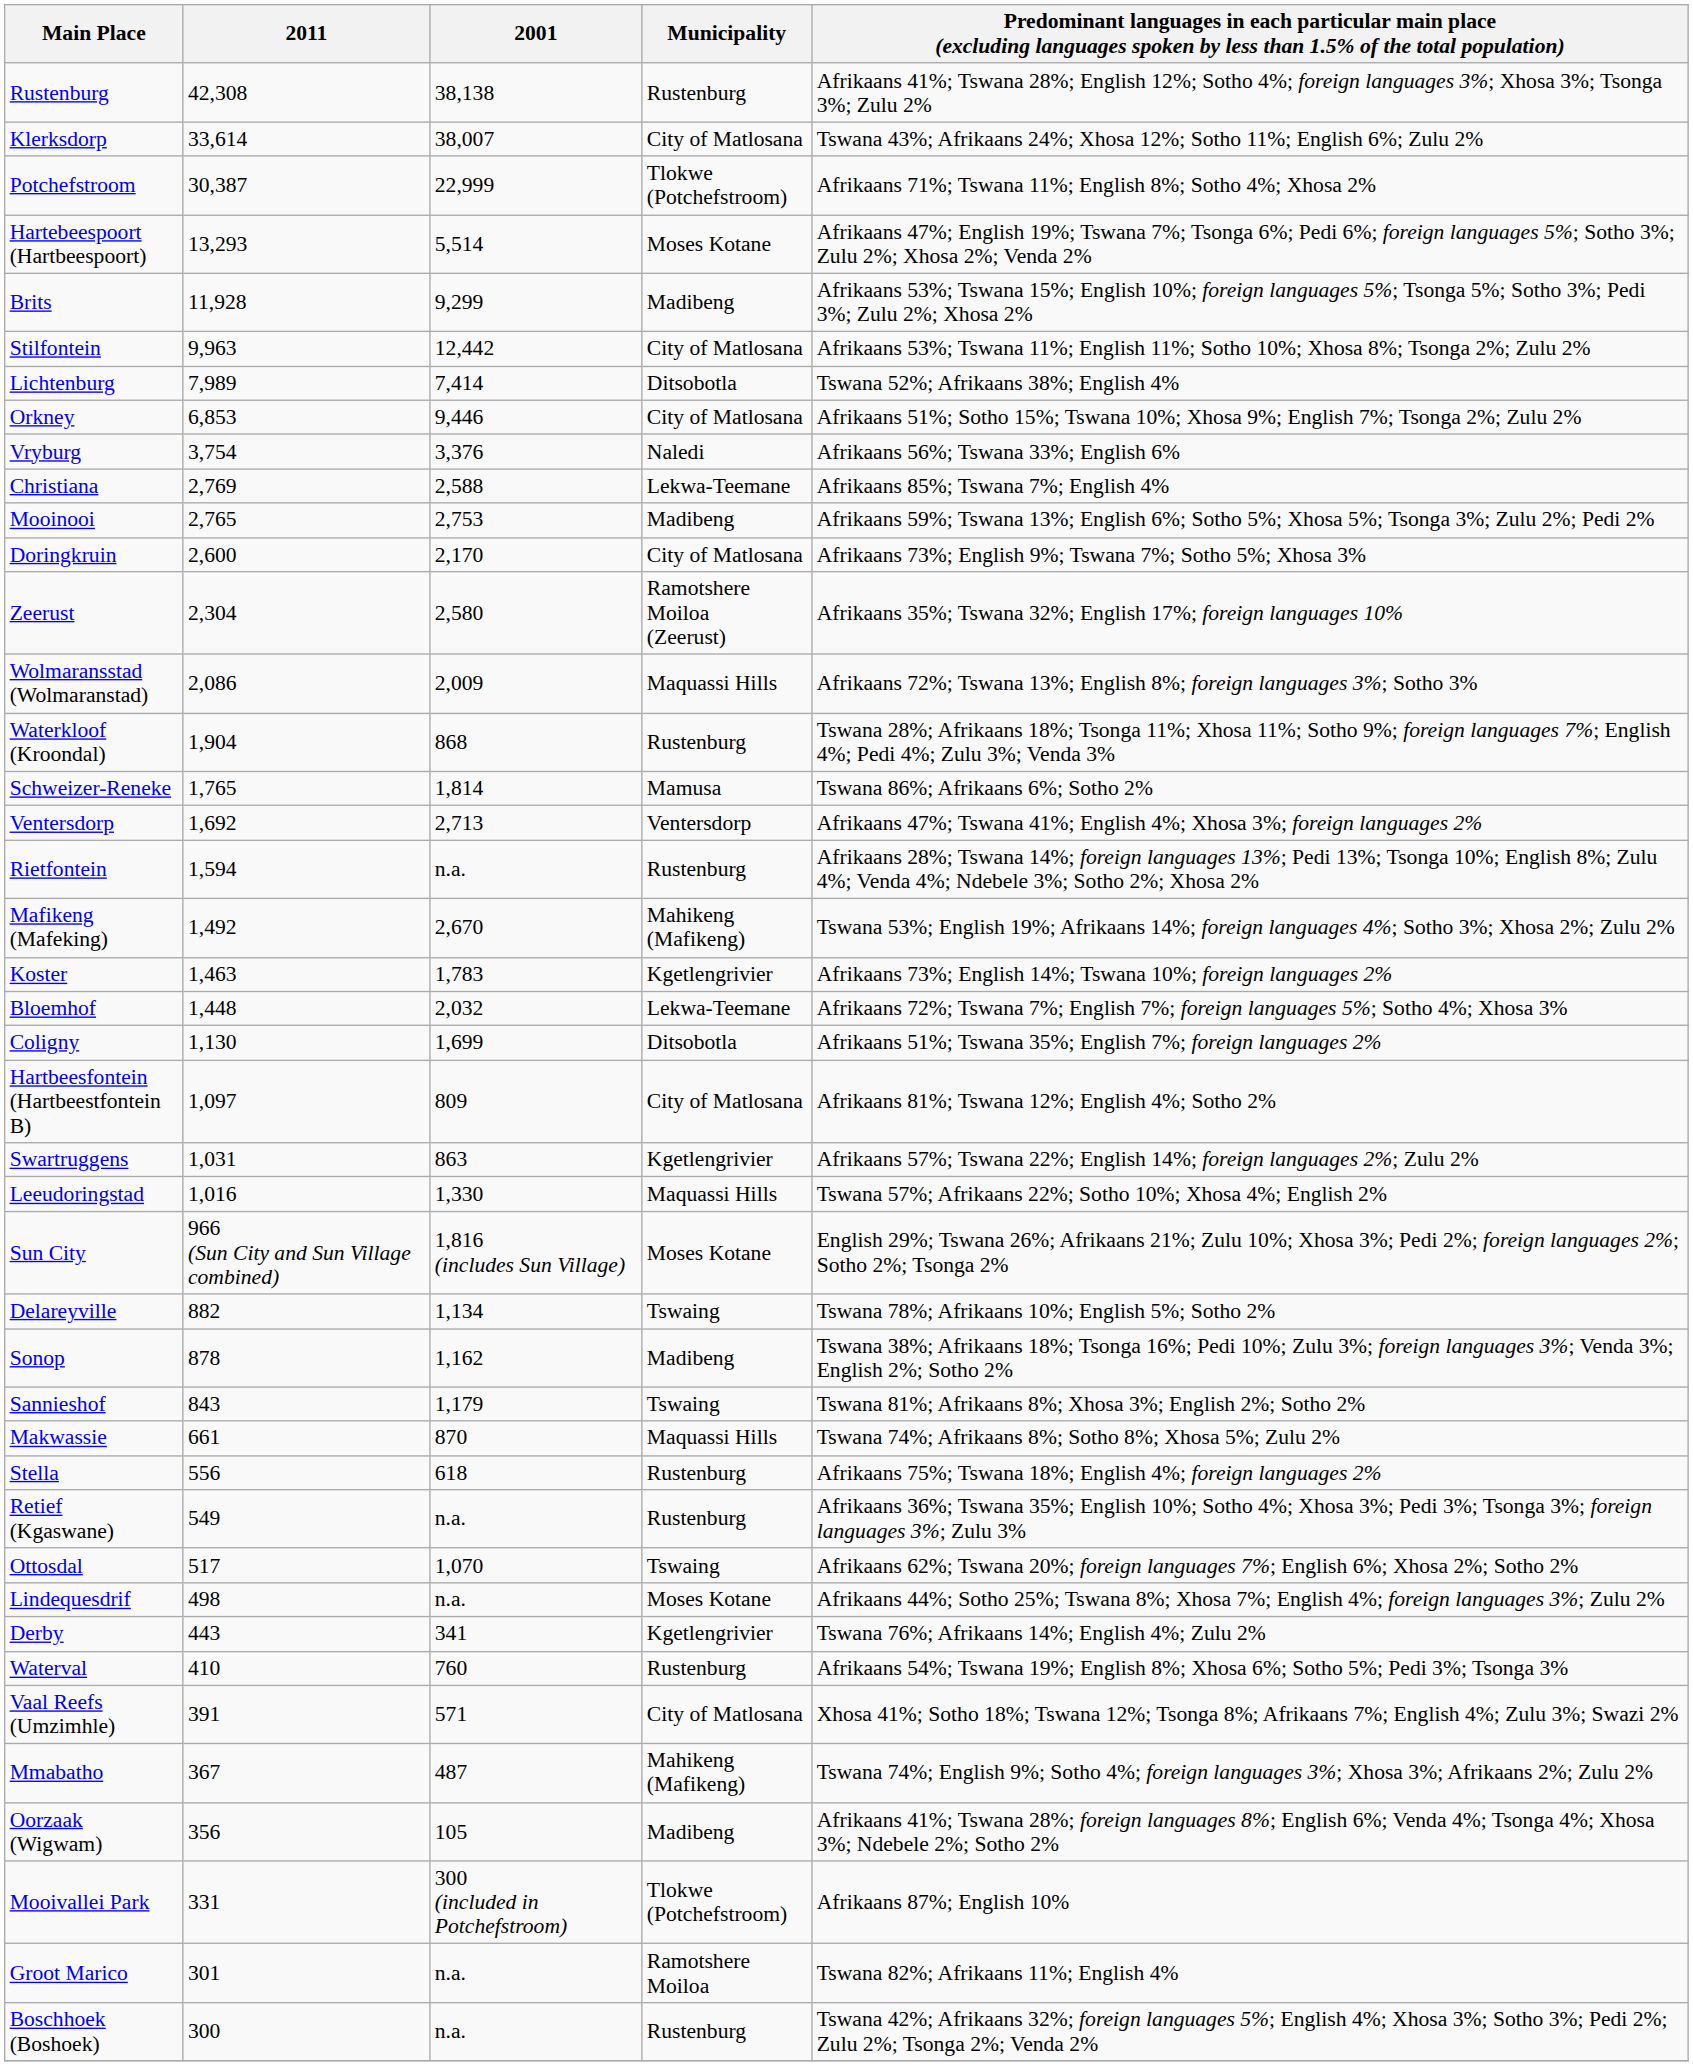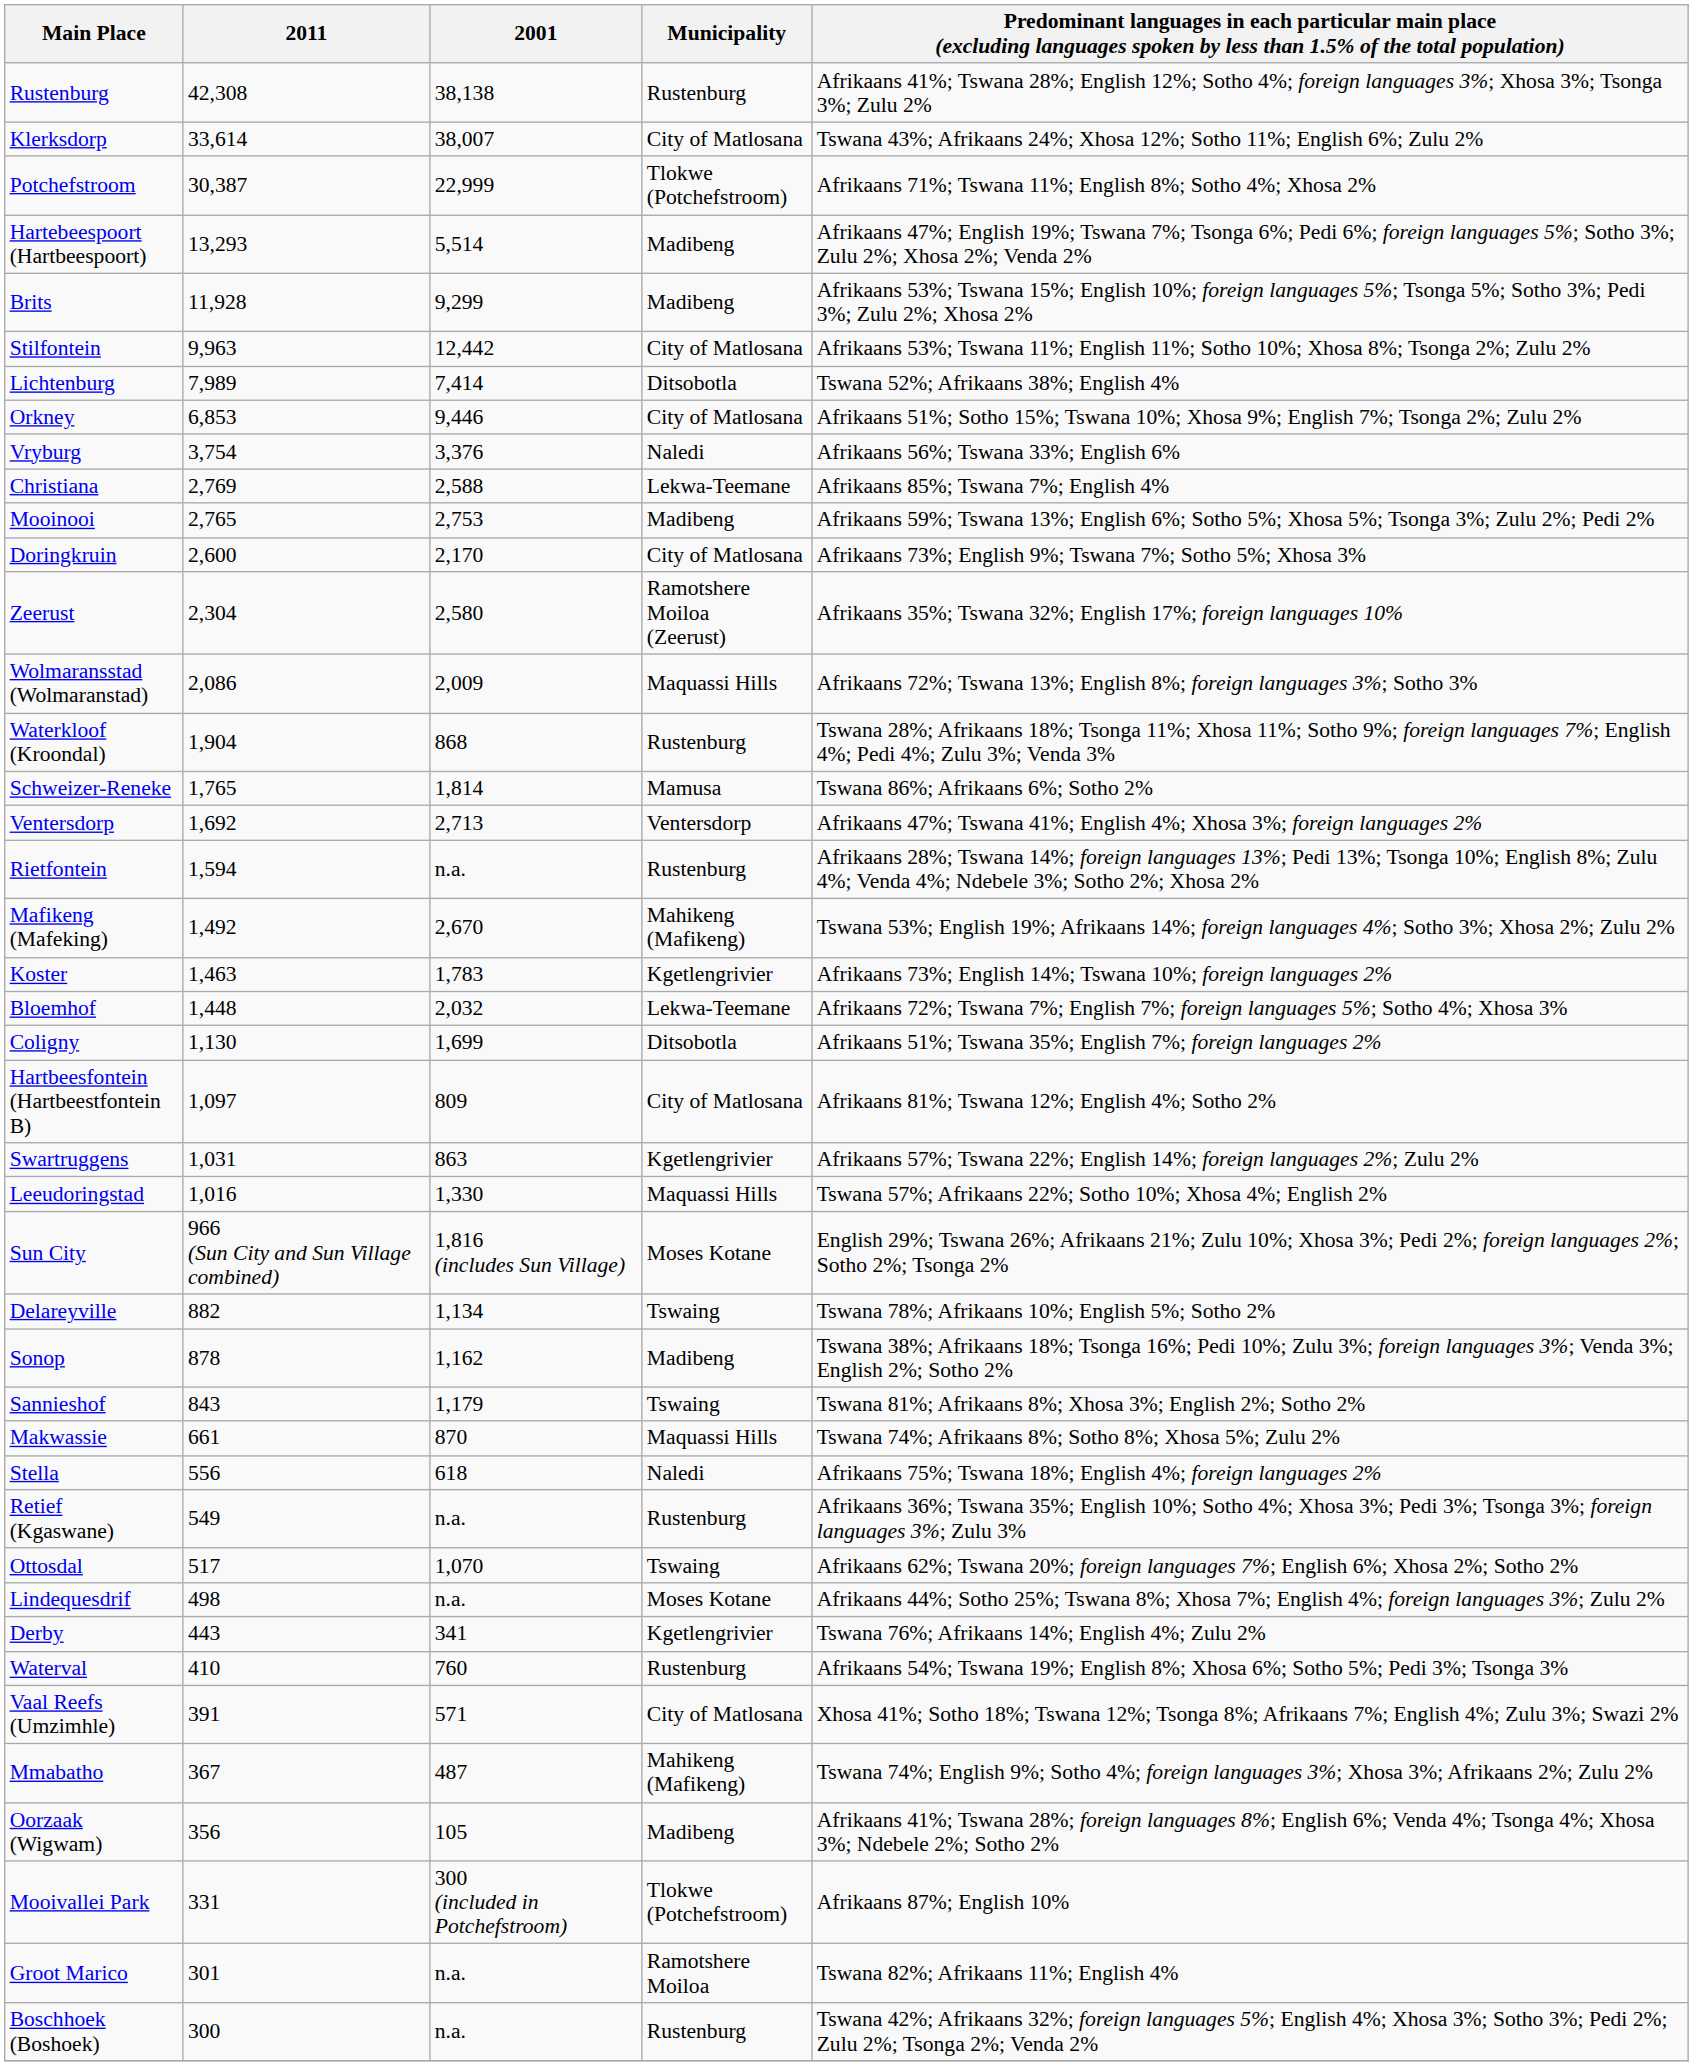(709, 243) Moses Kotane -> (691, 243) Madibeng
(696, 1472) Rustenburg -> (676, 1472) Naledi
